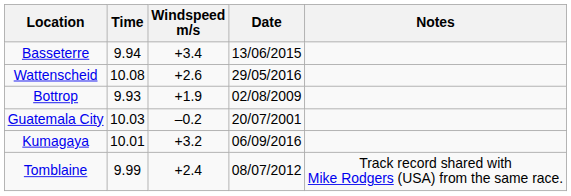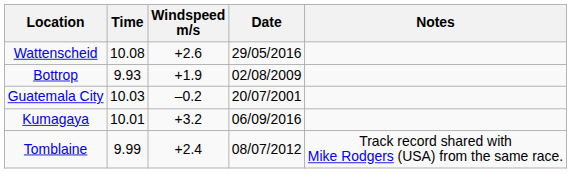- row: (56, 53)
